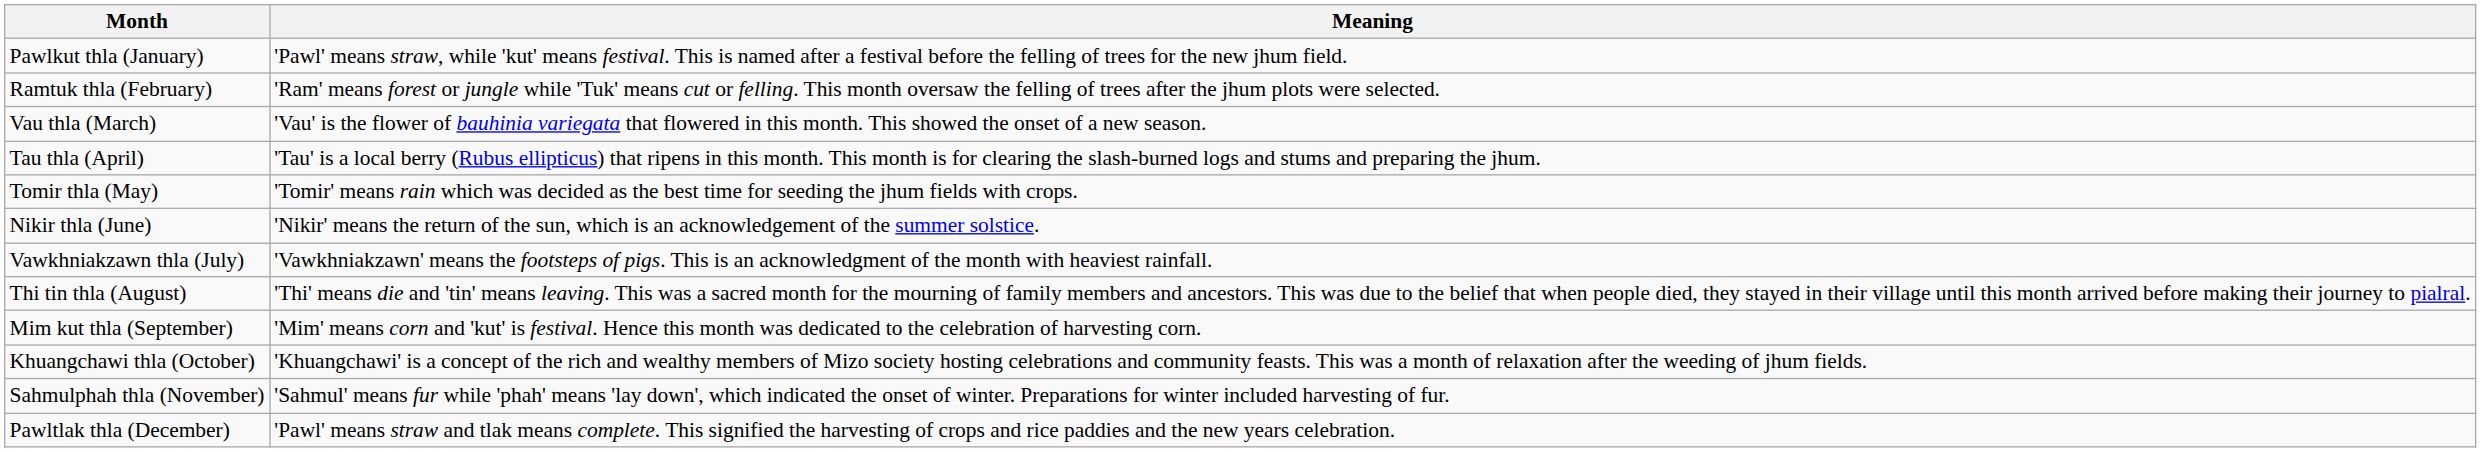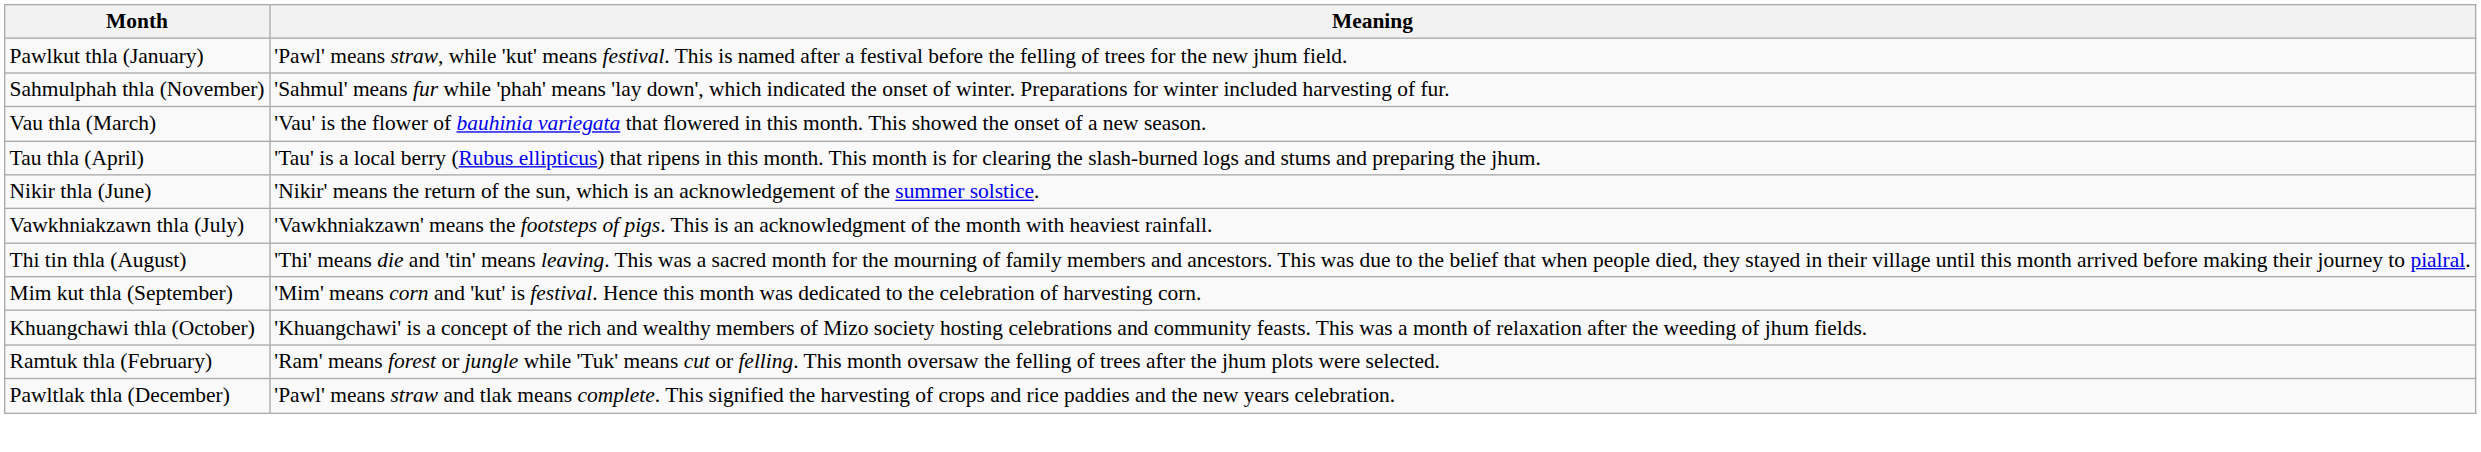rows swapped: (111, 89) <-> (137, 395)
- row: (84, 191)
